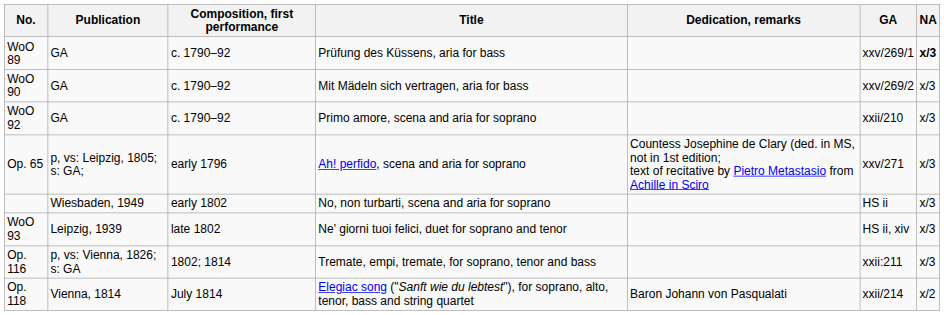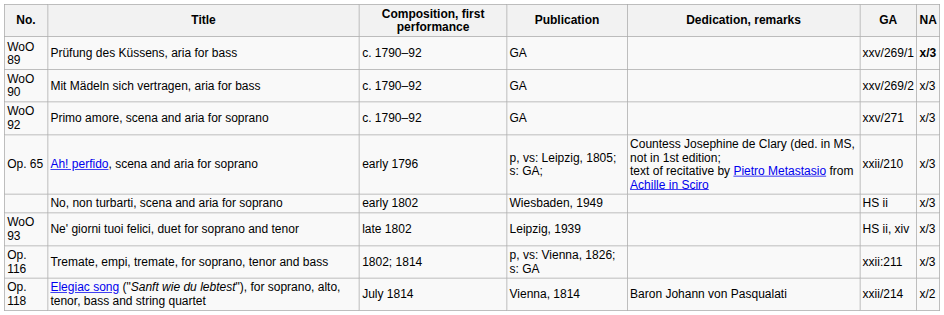columns swapped: (471, 20) <-> (108, 20)
(883, 118) xxii/210 -> (883, 118) xxv/271
(883, 164) xxv/271 -> (883, 164) xxii/210
